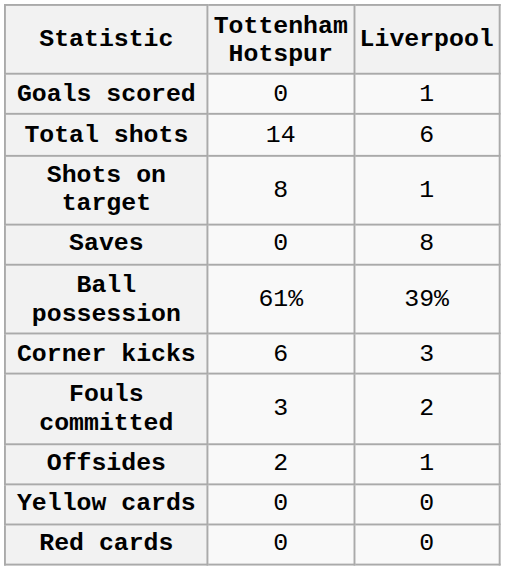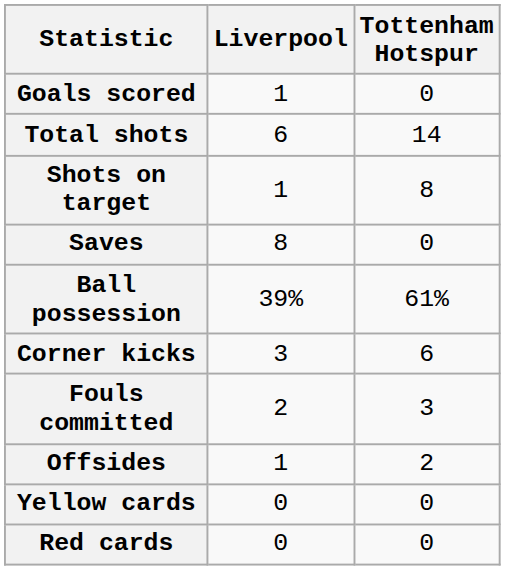columns swapped: (281, 40) <-> (427, 40)
